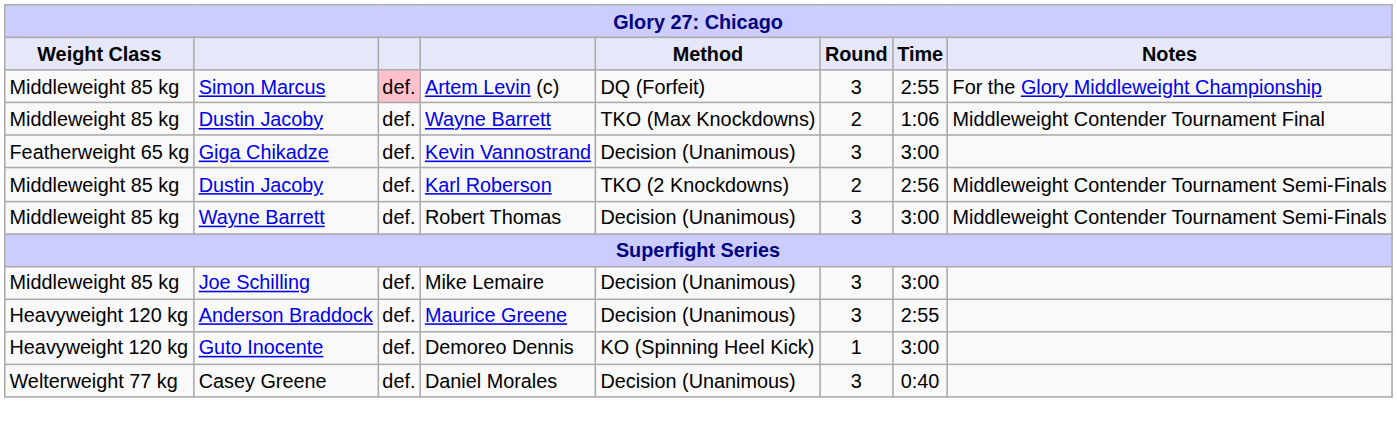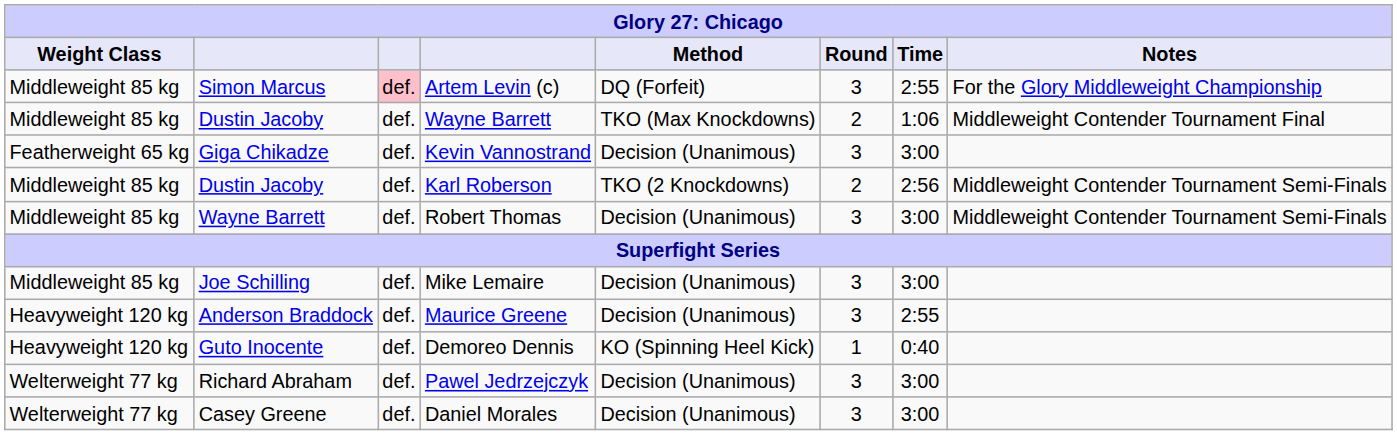(920, 348) 3:00 -> (920, 348) 0:40
+ row: (506, 381)
(920, 381) 0:40 -> (920, 413) 3:00
